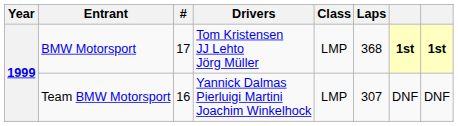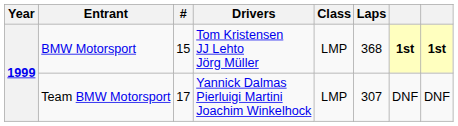(183, 48) 17 -> (183, 48) 15
(183, 97) 16 -> (183, 97) 17
